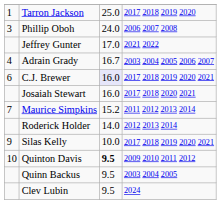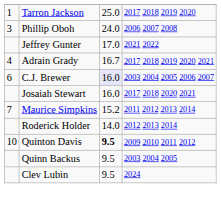(169, 61) 2003 2004 2005 2006 2007 -> (169, 61) 2017 2018 2019 2020 2021
(169, 77) 2017 2018 2019 2020 2021 -> (169, 77) 2003 2004 2005 2006 2007
- row: (44, 142)
